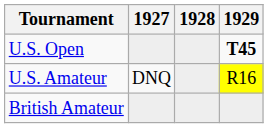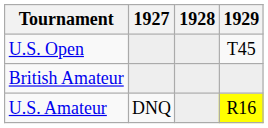(241, 49) bold -> (241, 49) normal
rows swapped: (58, 78) <-> (66, 108)
